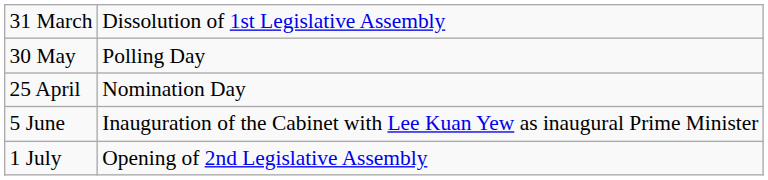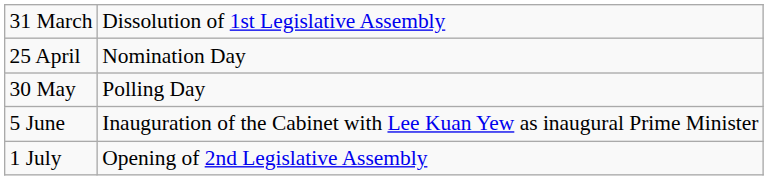rows swapped: (45, 89) <-> (43, 55)
